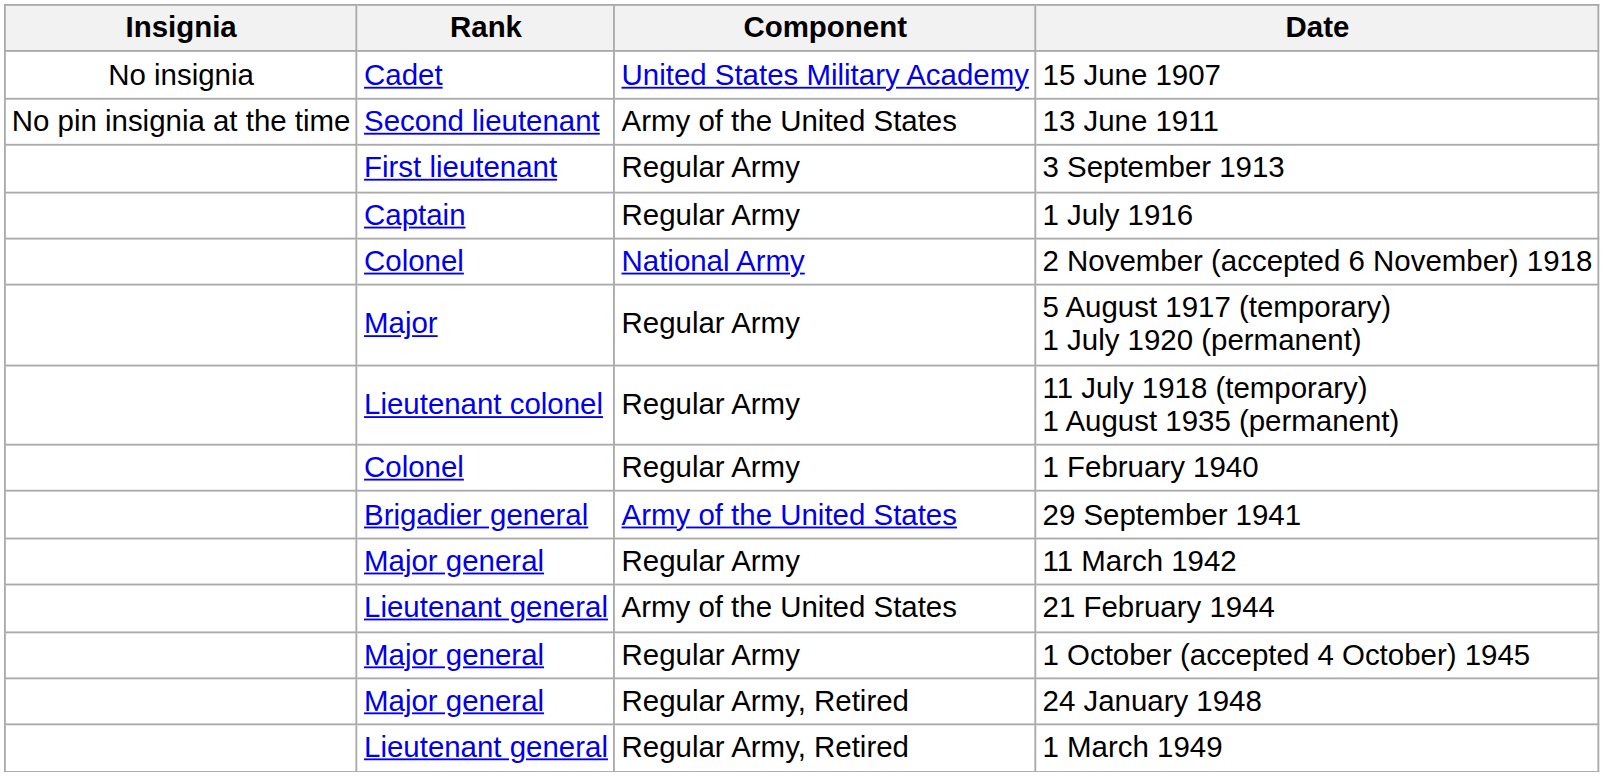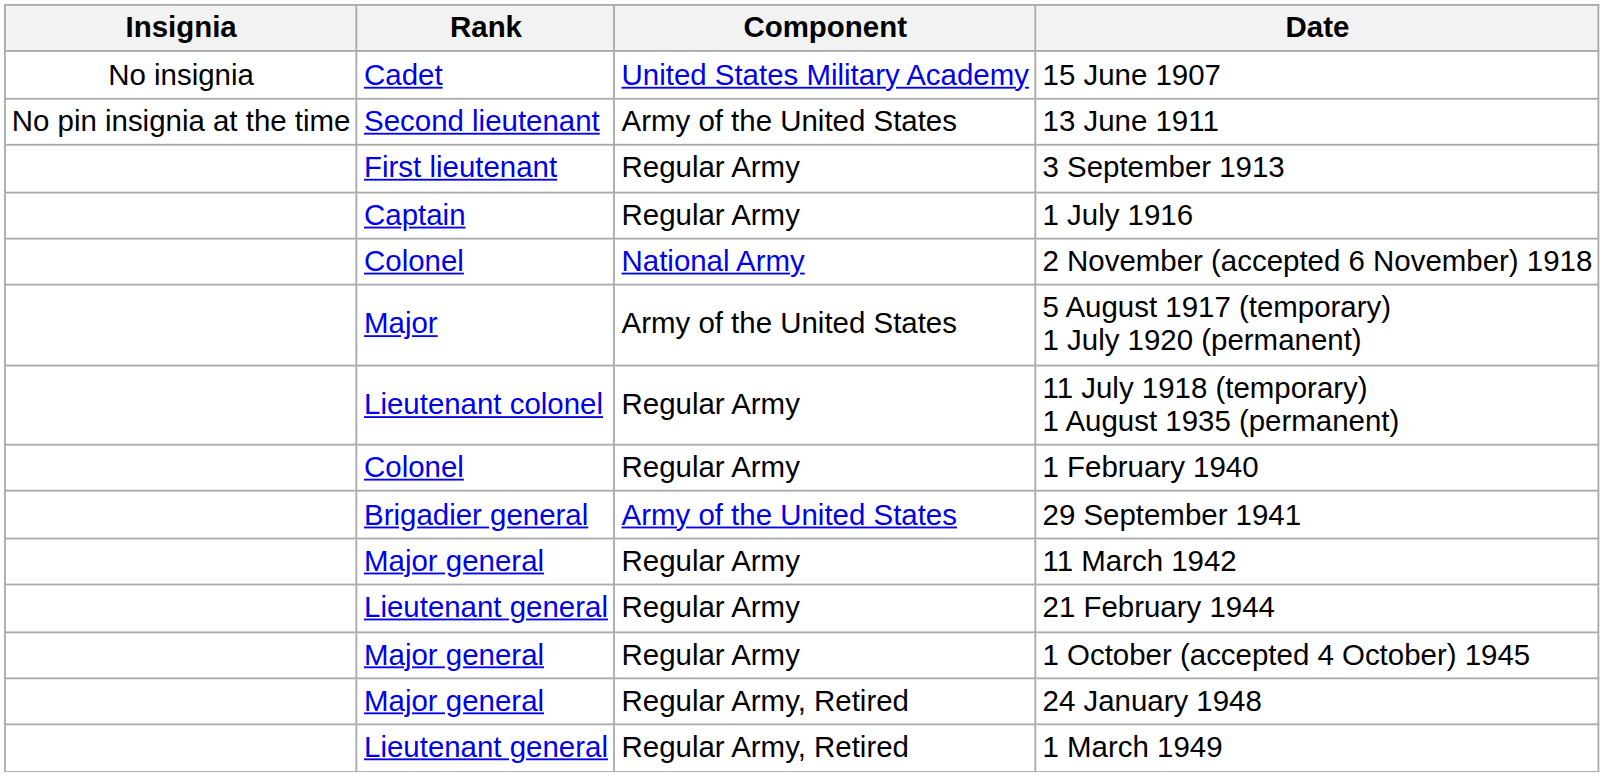(711, 324) Regular Army -> (789, 324) Army of the United States
(789, 607) Army of the United States -> (711, 607) Regular Army
